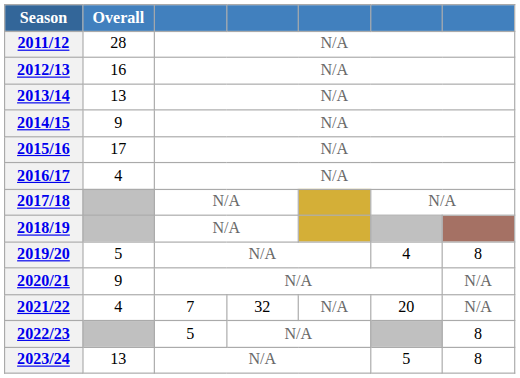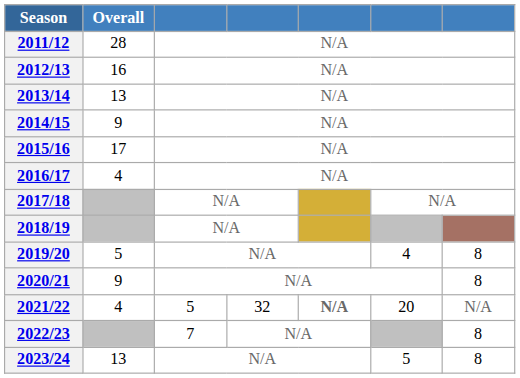(478, 280) N/A -> (478, 280) 8
(190, 306) 7 -> (190, 306) 5
(334, 306) normal -> (334, 306) bold
(190, 333) 5 -> (190, 333) 7
